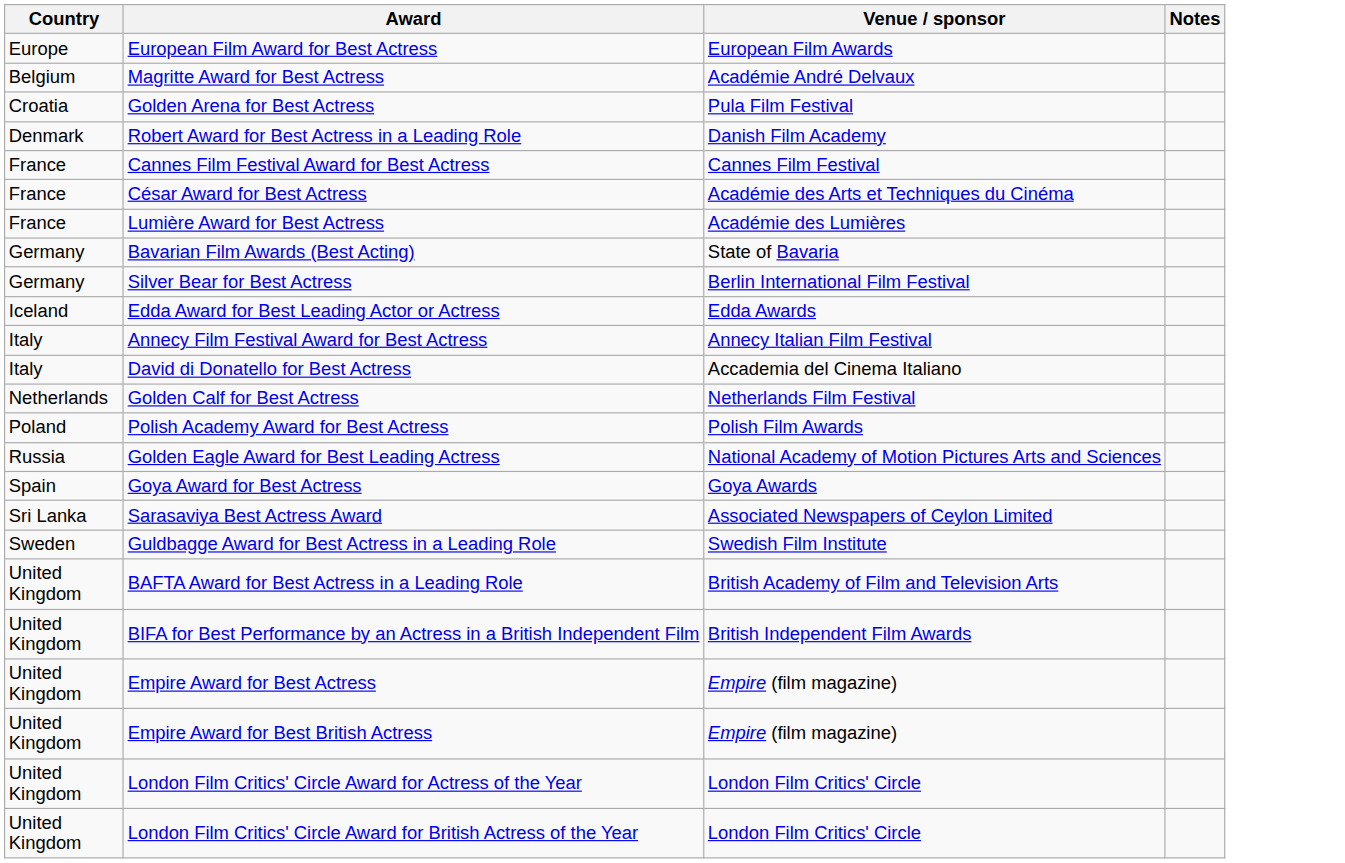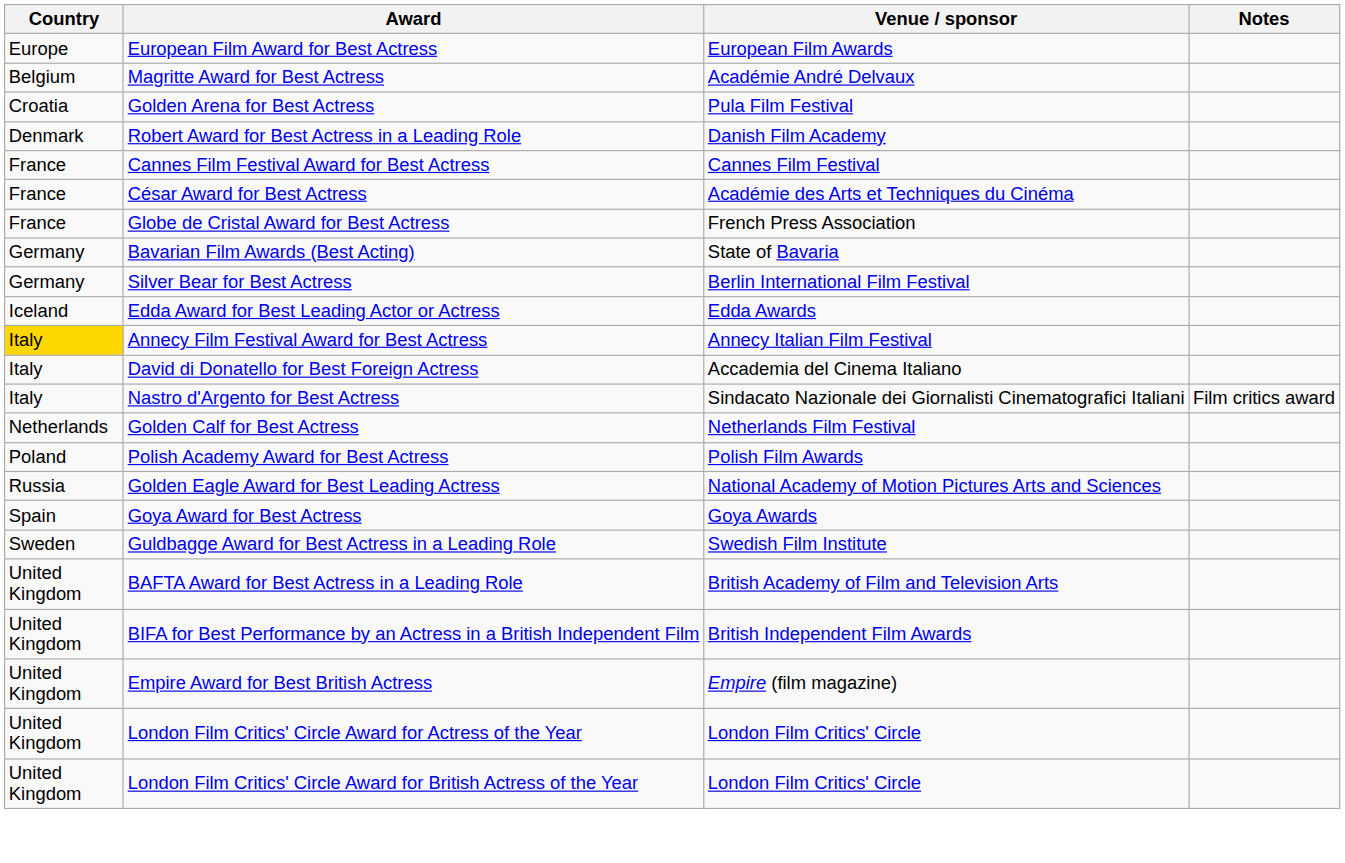+ row: (289, 223)
- row: (256, 223)
(26, 340) no background -> (26, 340) gold background
- row: (269, 369)
+ row: (303, 369)
+ row: (263, 398)
- row: (255, 515)
- row: (252, 683)
